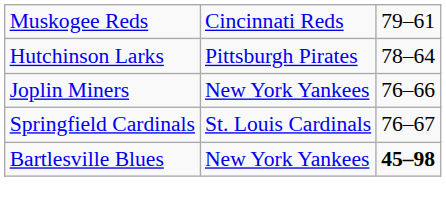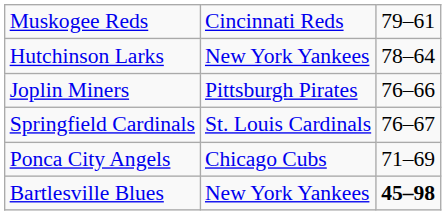(281, 55) Pittsburgh Pirates -> (287, 55) New York Yankees
(287, 90) New York Yankees -> (281, 90) Pittsburgh Pirates
+ row: (90, 158)
